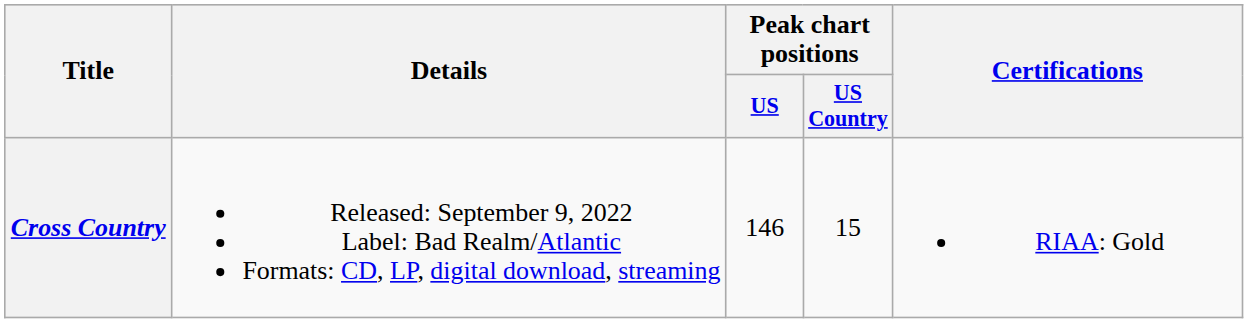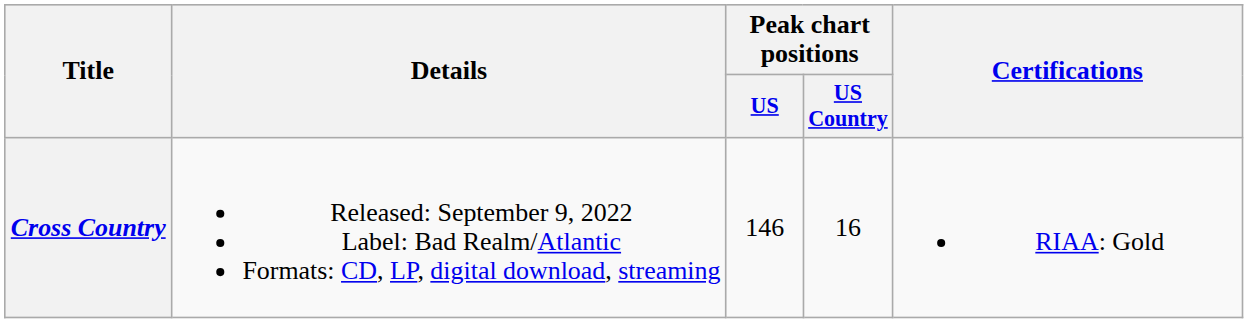(848, 227) 15 -> (848, 227) 16
